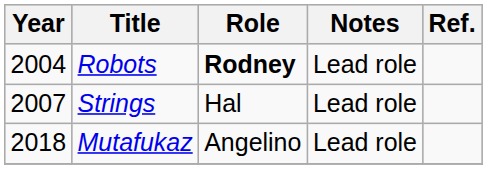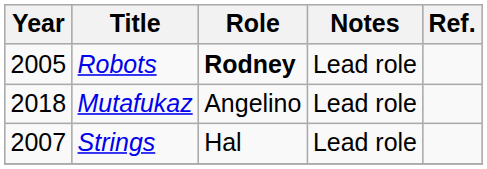(38, 63) 2004 -> (38, 63) 2005
rows swapped: (116, 103) <-> (135, 143)
